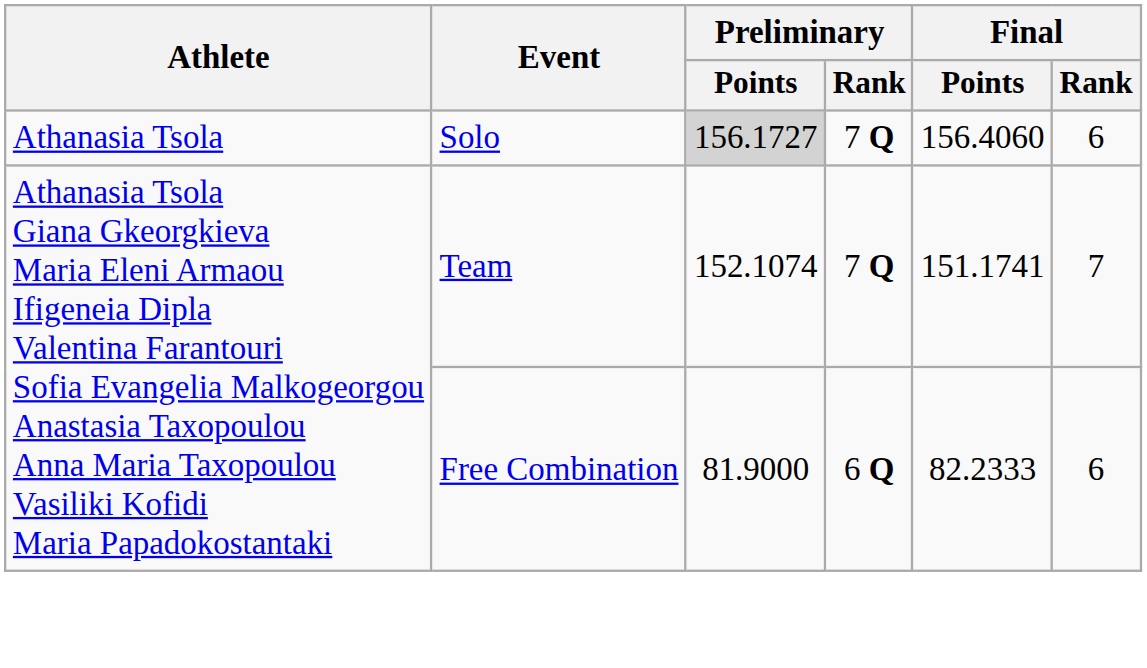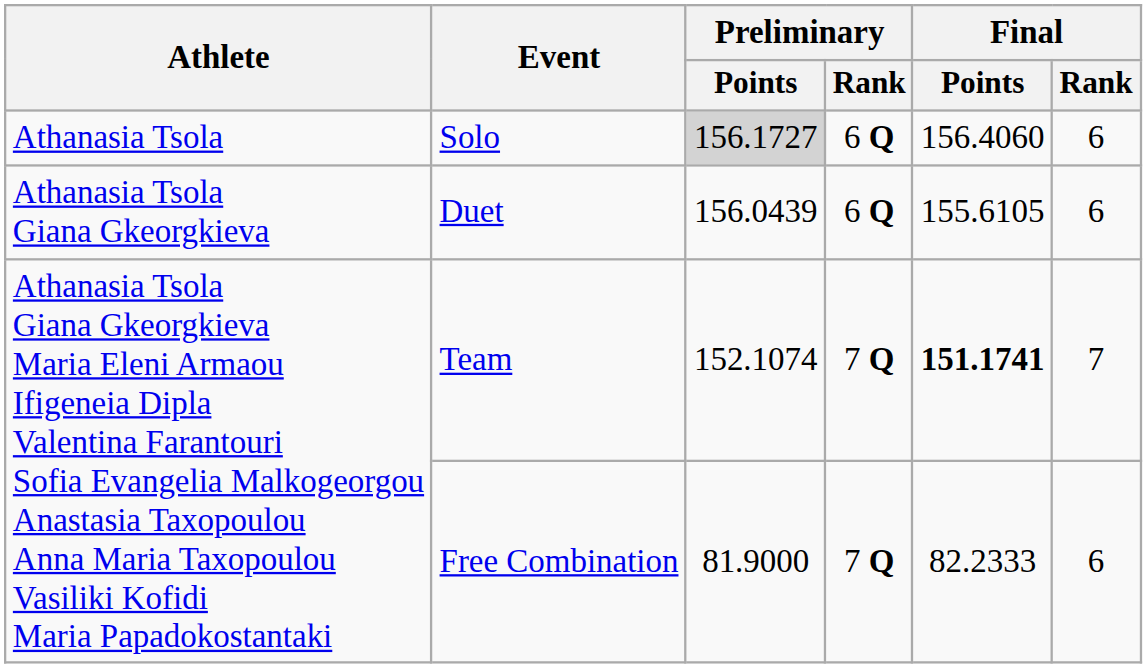(869, 137) 7 Q -> (869, 137) 6 Q
+ row: (472, 211)
(983, 266) normal -> (983, 359) bold
(869, 468) 6 Q -> (869, 562) 7 Q
